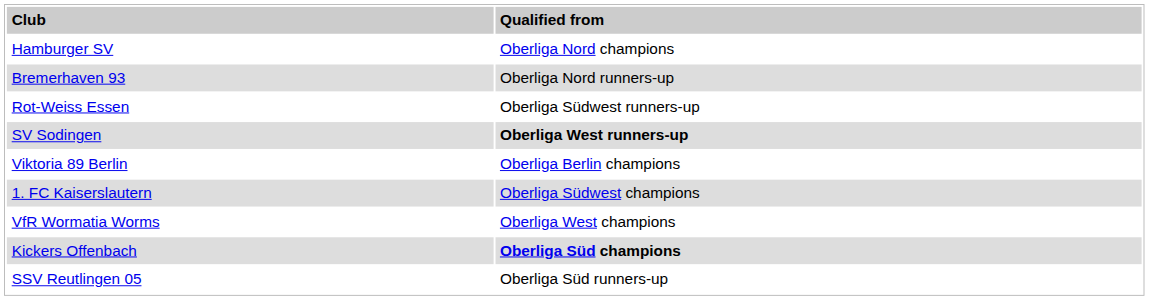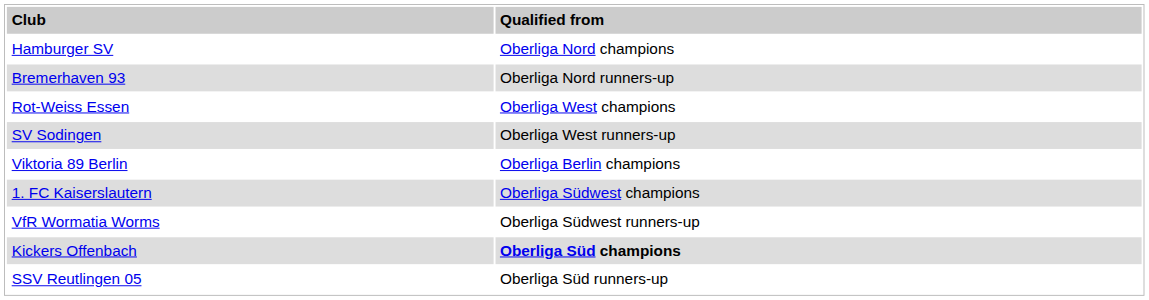(600, 106) Oberliga Südwest runners-up -> (588, 106) Oberliga West champions
(594, 135) bold -> (588, 135) normal
(588, 221) Oberliga West champions -> (600, 221) Oberliga Südwest runners-up
